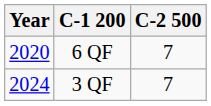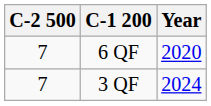columns swapped: (29, 20) <-> (168, 20)
